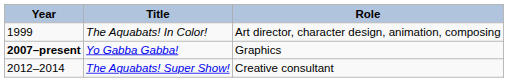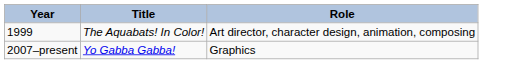(44, 50) bold -> (42, 50) normal
- row: (158, 68)
